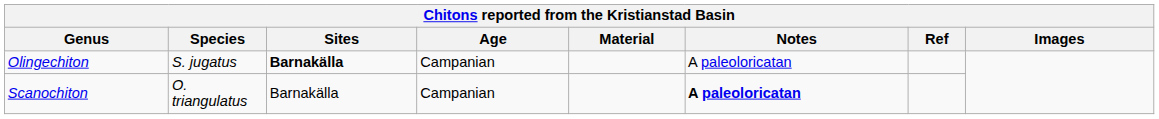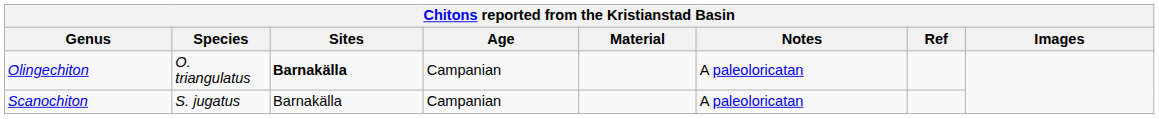(204, 62) S. jugatus -> (213, 70) O. triangulatus
(210, 93) O. triangulatus -> (208, 101) S. jugatus
(744, 93) bold -> (752, 101) normal
